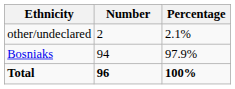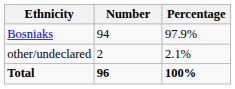rows swapped: (30, 53) <-> (49, 34)
